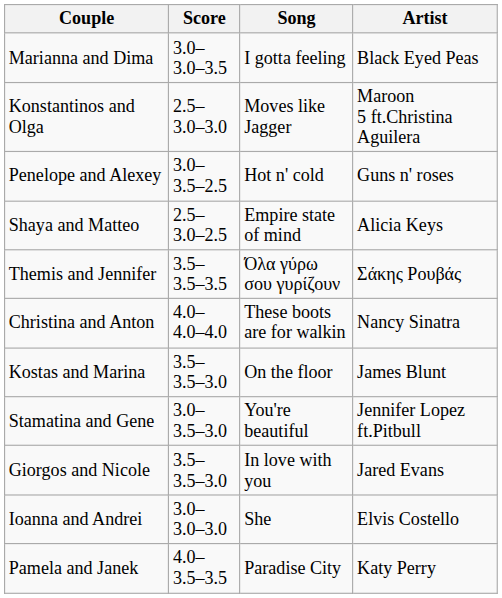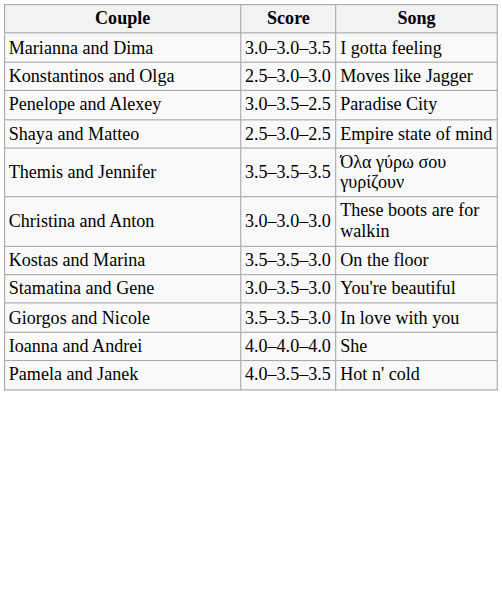- column: (425, 18)
(284, 176) Hot n' cold -> (389, 104) Paradise City
(200, 323) 4.0–4.0–4.0 -> (288, 221) 3.0–3.0–3.0
(200, 519) 3.0–3.0–3.0 -> (288, 346) 4.0–4.0–4.0
(293, 568) Paradise City -> (380, 374) Hot n' cold
